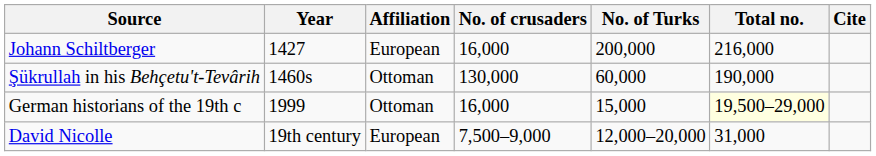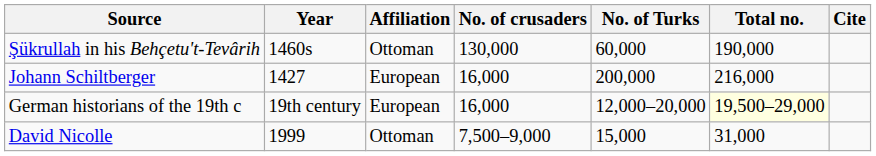rows swapped: (82, 48) <-> (134, 77)
(287, 106) 1999 -> (315, 106) 19th century
(402, 106) Ottoman -> (405, 106) European
(621, 106) 15,000 -> (651, 106) 12,000–20,000
(315, 135) 19th century -> (287, 135) 1999
(405, 135) European -> (402, 135) Ottoman
(651, 135) 12,000–20,000 -> (621, 135) 15,000
